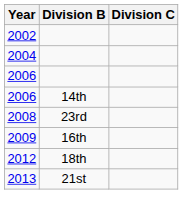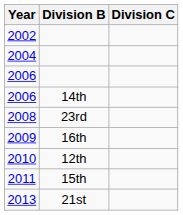+ row: (22, 158)
+ row: (22, 179)
- row: (22, 158)
